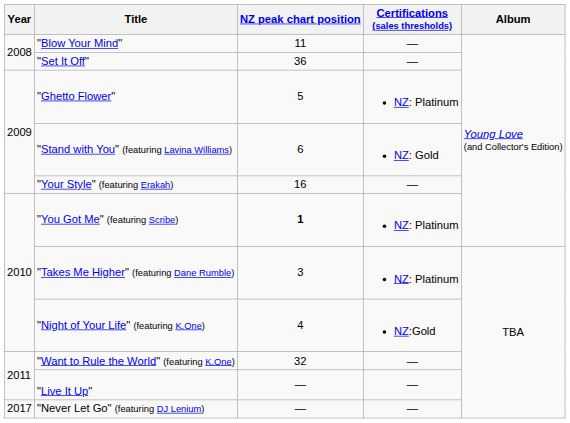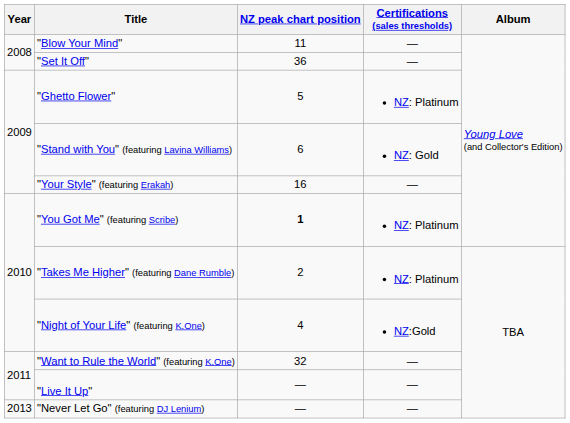(300, 272) 3 -> (300, 272) 2
(19, 408) 2017 -> (19, 408) 2013
